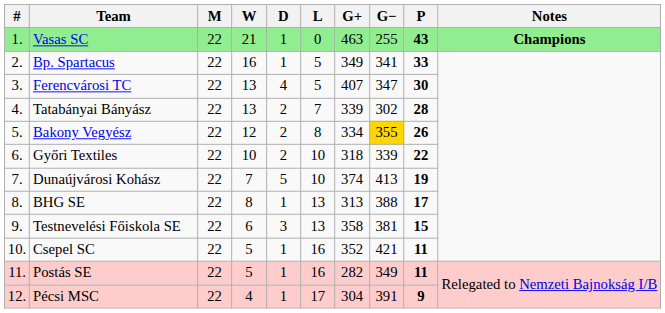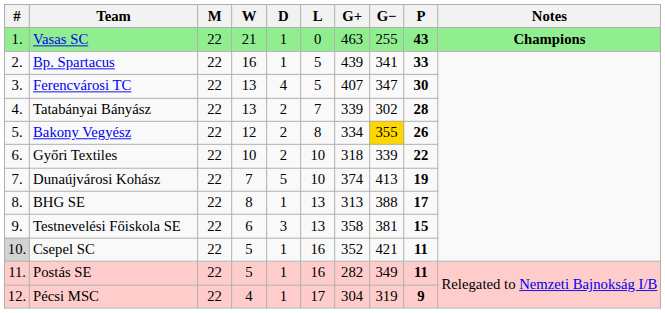(352, 62) 349 -> (352, 62) 439
(17, 249) no background -> (17, 249) lightgrey background
(387, 296) 391 -> (387, 296) 319
